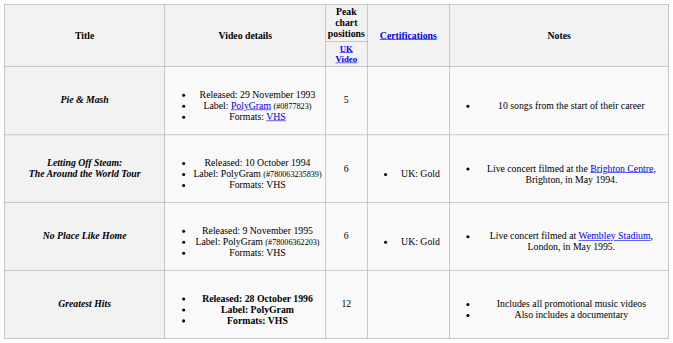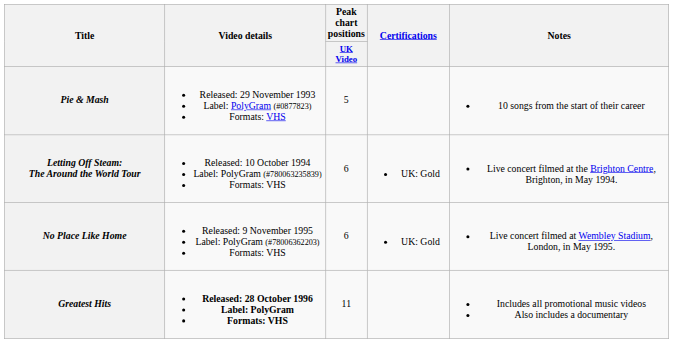(346, 304) 12 -> (346, 304) 11
